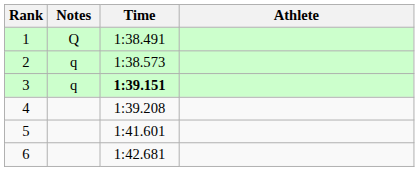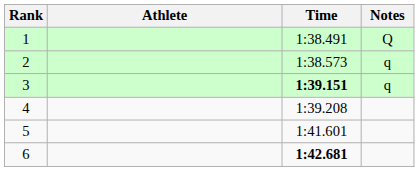columns swapped: (296, 16) <-> (74, 16)
(140, 154) normal -> (322, 154) bold
